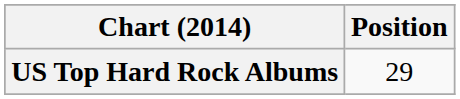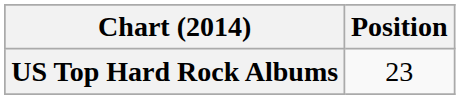(399, 71) 29 -> (399, 71) 23
